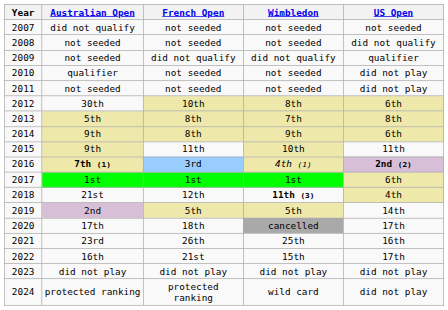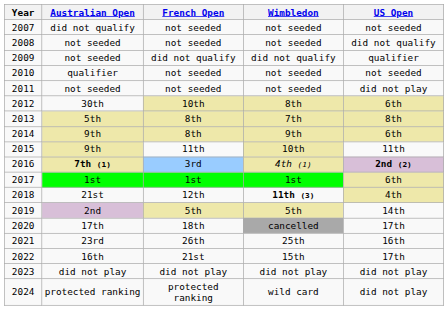(393, 73) did not play -> (393, 73) not seeded
